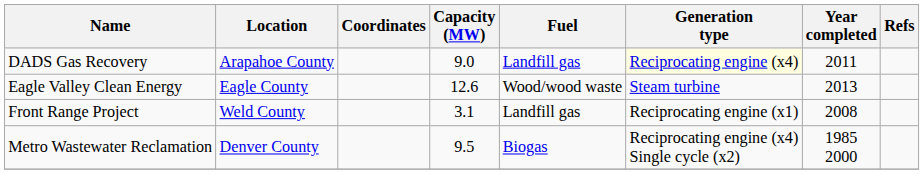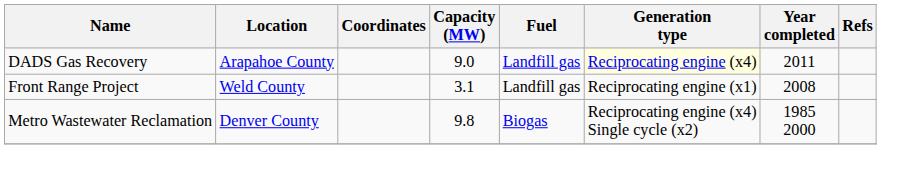- row: (95, 86)
(464, 147) 9.5 -> (464, 121) 9.8
